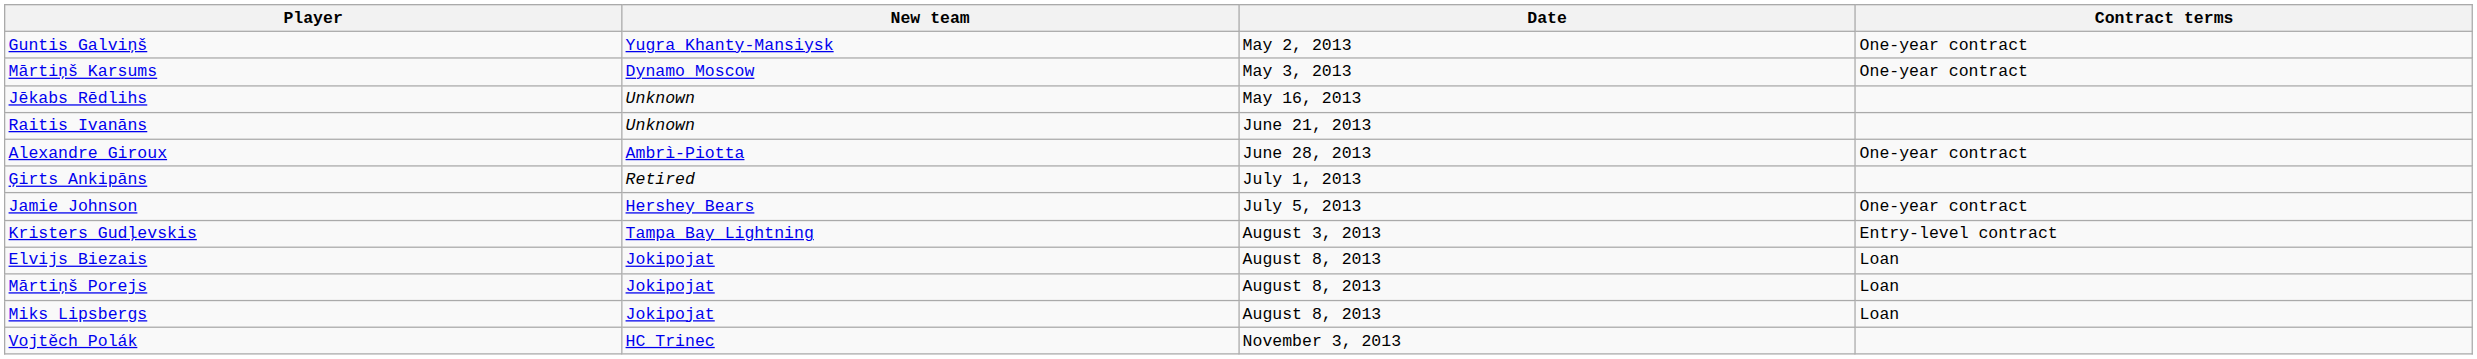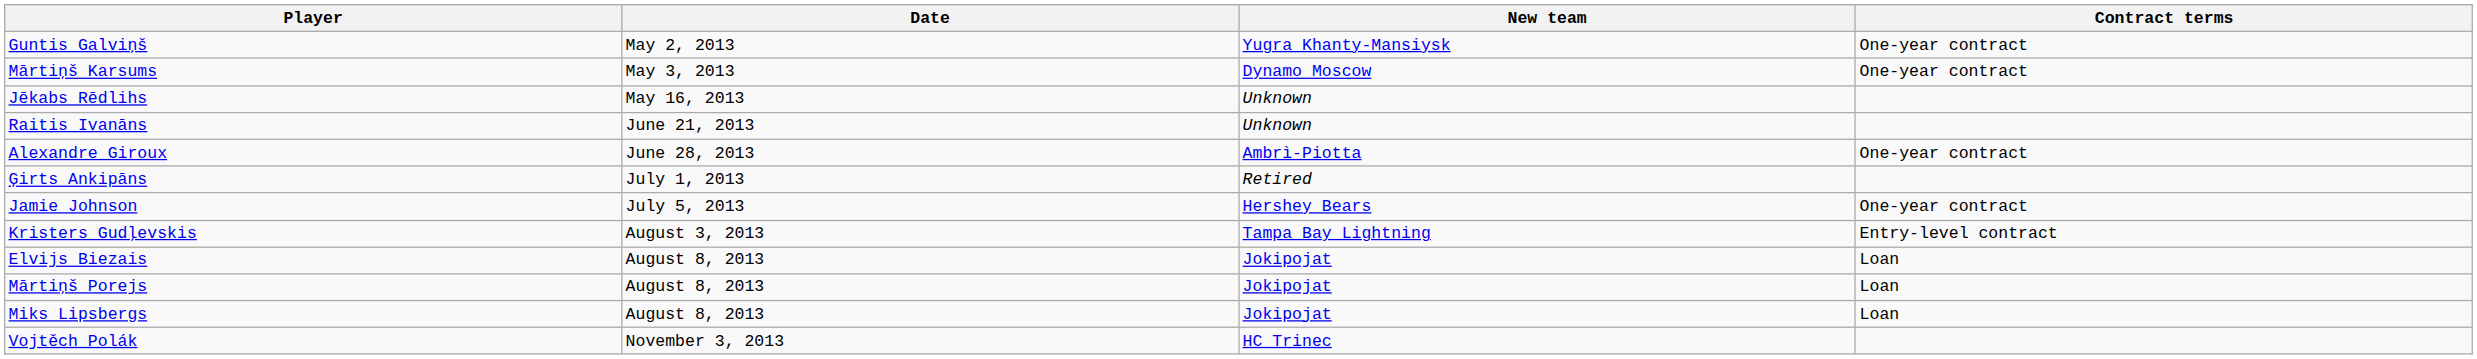columns swapped: (930, 18) <-> (1547, 18)
